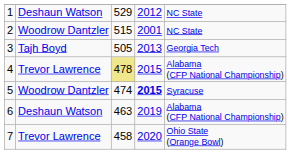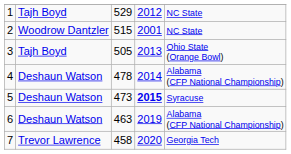(60, 13) Deshaun Watson -> (42, 13) Tajh Boyd
(193, 48) Georgia Tech -> (195, 52) Ohio State (Orange Bowl)
(59, 69) Trevor Lawrence -> (60, 76) Deshaun Watson
(123, 69) khaki background -> (123, 76) no background
(150, 69) 2015 -> (150, 76) 2014
(63, 90) Woodrow Dantzler -> (60, 98) Deshaun Watson
(123, 90) 474 -> (123, 98) 473
(195, 137) Ohio State (Orange Bowl) -> (193, 140) Georgia Tech
